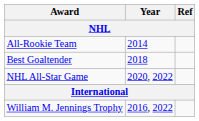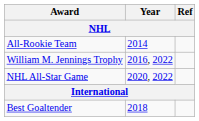rows swapped: (65, 108) <-> (39, 60)
